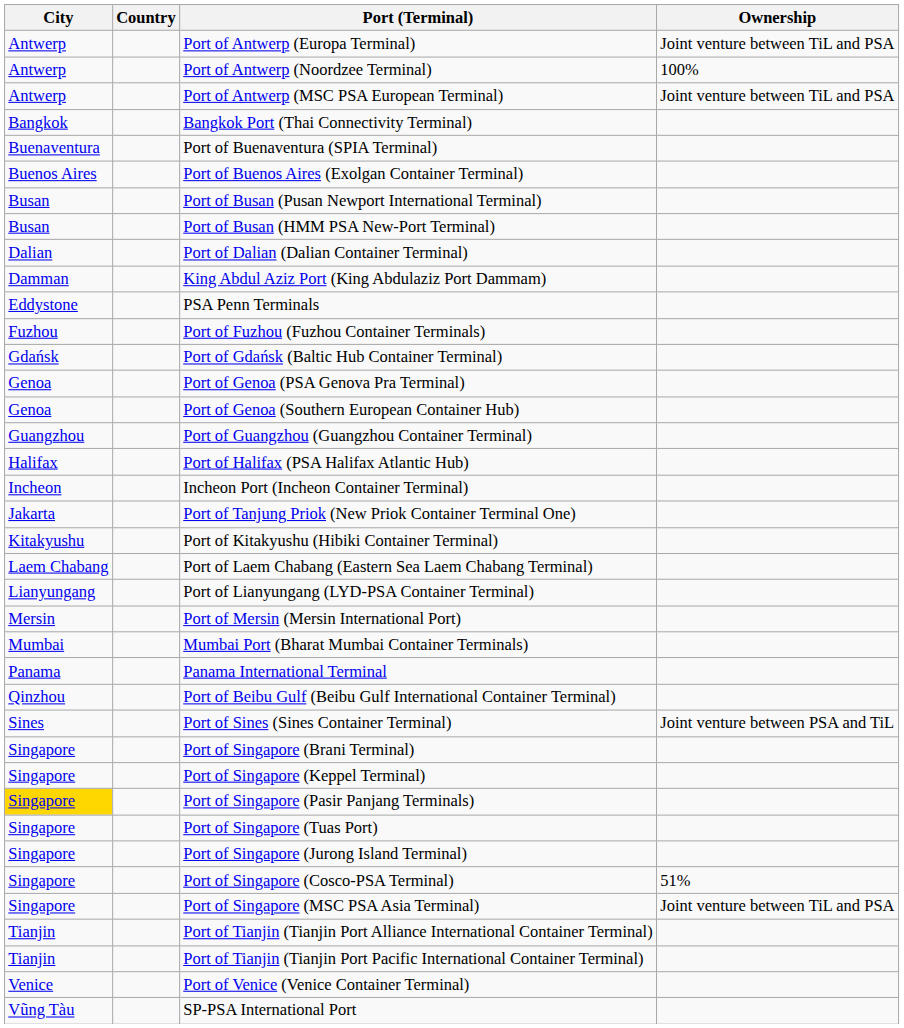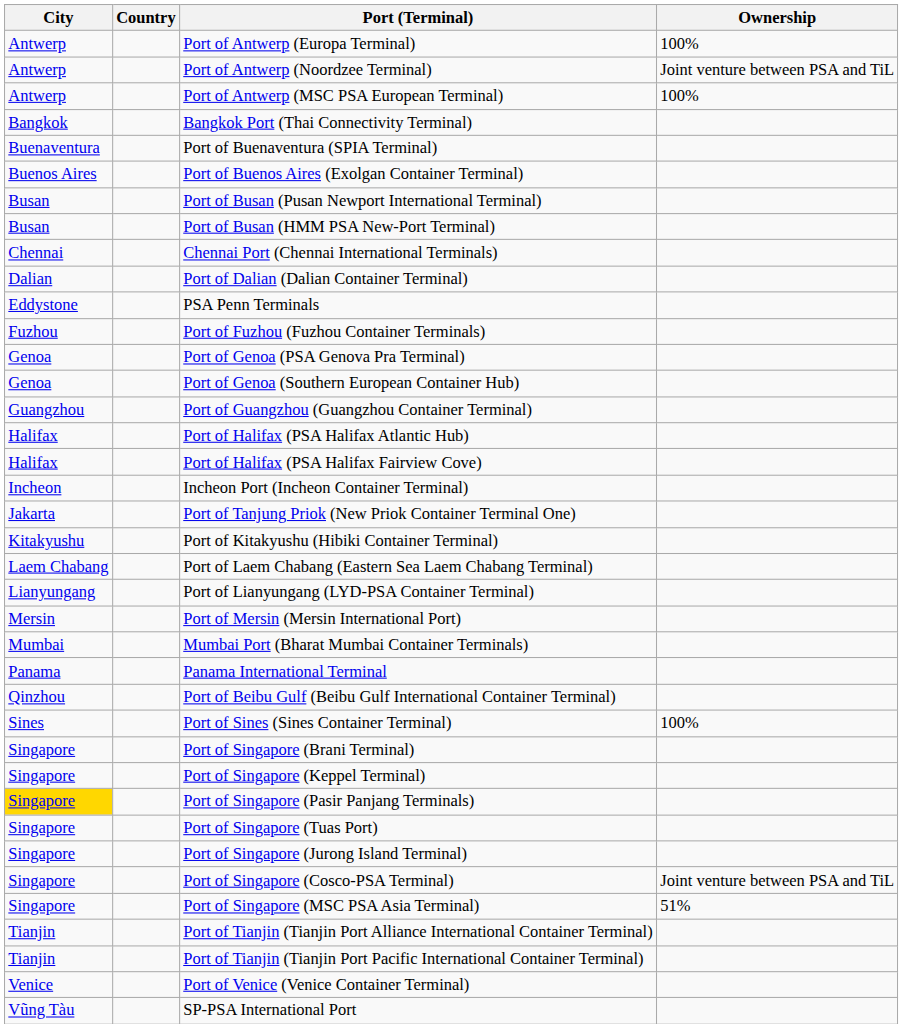(777, 43) Joint venture between TiL and PSA -> (679, 43) 100%
(679, 69) 100% -> (777, 69) Joint venture between PSA and TiL
(777, 95) Joint venture between TiL and PSA -> (679, 95) 100%
+ row: (340, 252)
- row: (365, 278)
- row: (343, 357)
+ row: (332, 461)
(777, 723) Joint venture between PSA and TiL -> (679, 723) 100%
(675, 880) 51% -> (777, 880) Joint venture between PSA and TiL
(777, 906) Joint venture between TiL and PSA -> (675, 906) 51%
